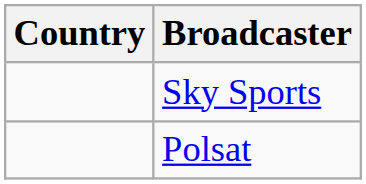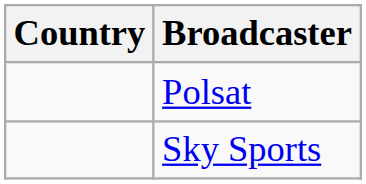rows swapped: (207, 149) <-> (242, 91)
